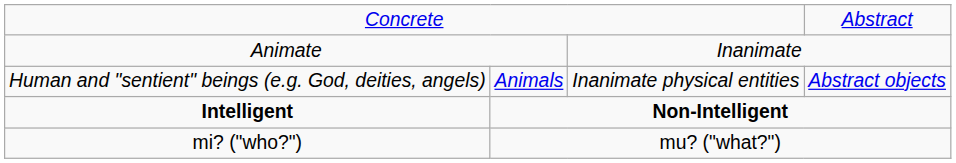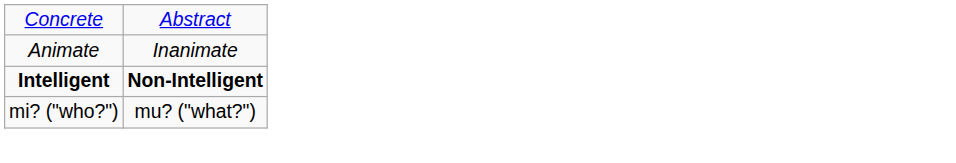- row: (247, 81)
